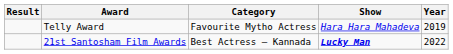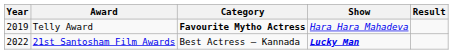columns swapped: (435, 12) <-> (23, 12)
(254, 27) normal -> (243, 27) bold
